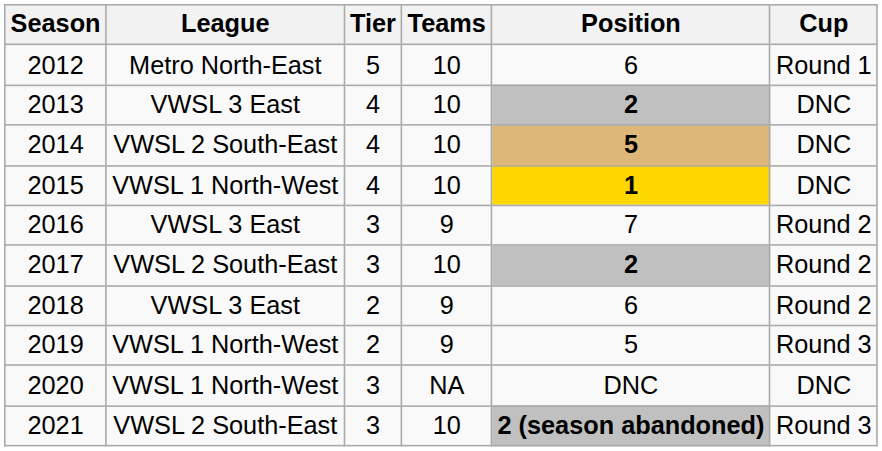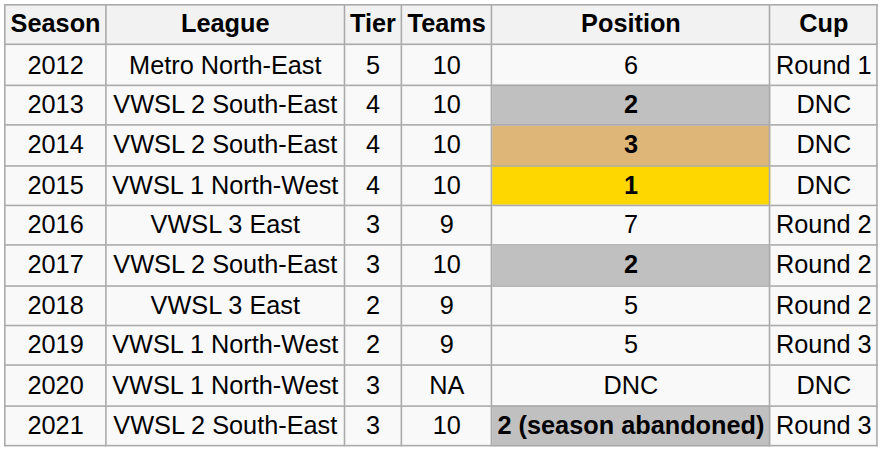(225, 104) VWSL 3 East -> (225, 104) VWSL 2 South-East
(631, 144) 5 -> (631, 144) 3
(631, 305) 6 -> (631, 305) 5
